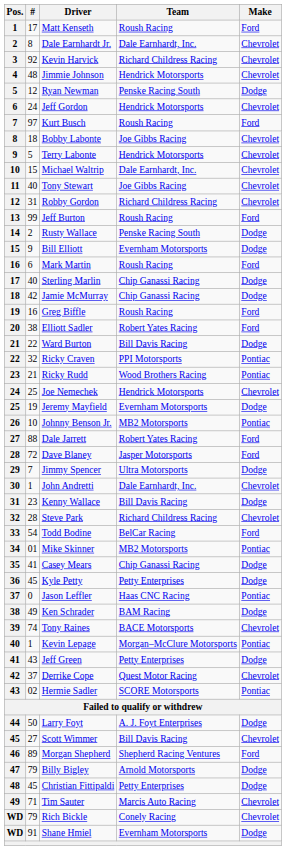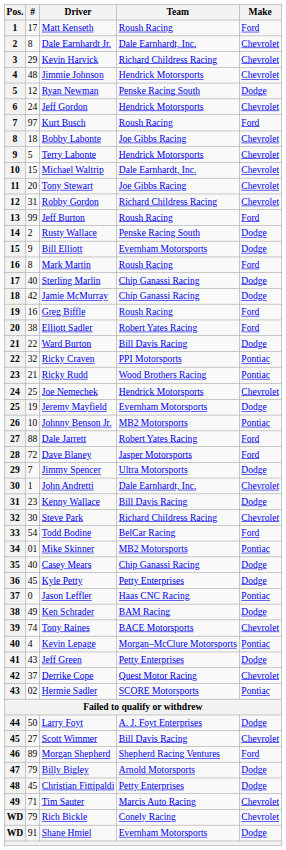(33, 59) 92 -> (33, 59) 29
(33, 186) 40 -> (33, 186) 20
(30, 265) 6 -> (30, 265) 8
(33, 517) 28 -> (33, 517) 30
(33, 565) 41 -> (33, 565) 40
(30, 644) 1 -> (30, 644) 4
